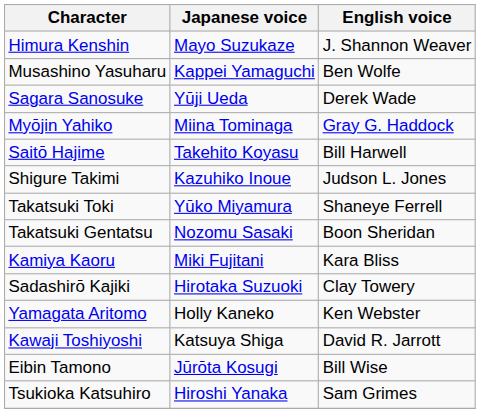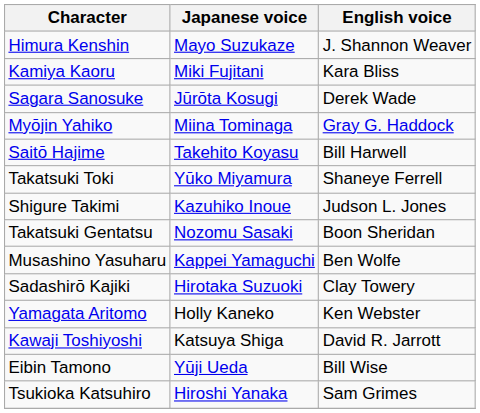rows swapped: (62, 260) <-> (87, 71)
(211, 98) Yūji Ueda -> (226, 98) Jūrōta Kosugi
rows swapped: (64, 179) <-> (61, 206)
(226, 367) Jūrōta Kosugi -> (211, 367) Yūji Ueda
